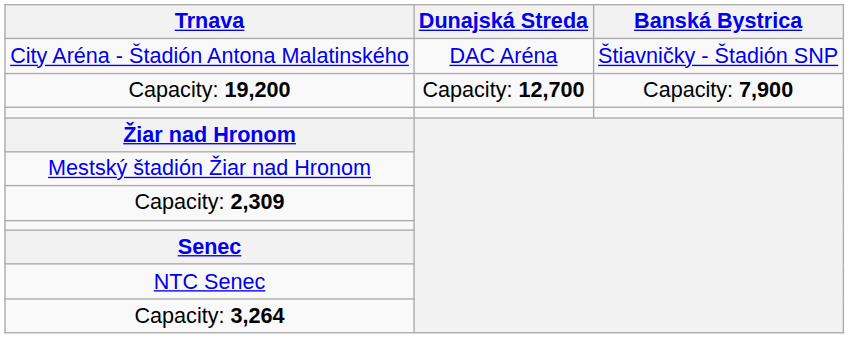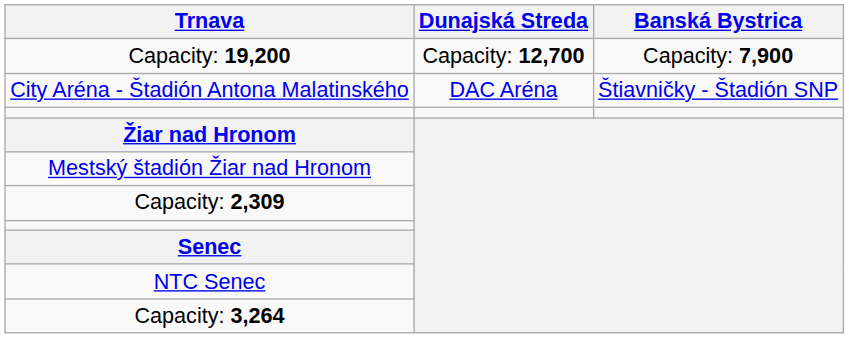rows swapped: (210, 55) <-> (210, 90)
